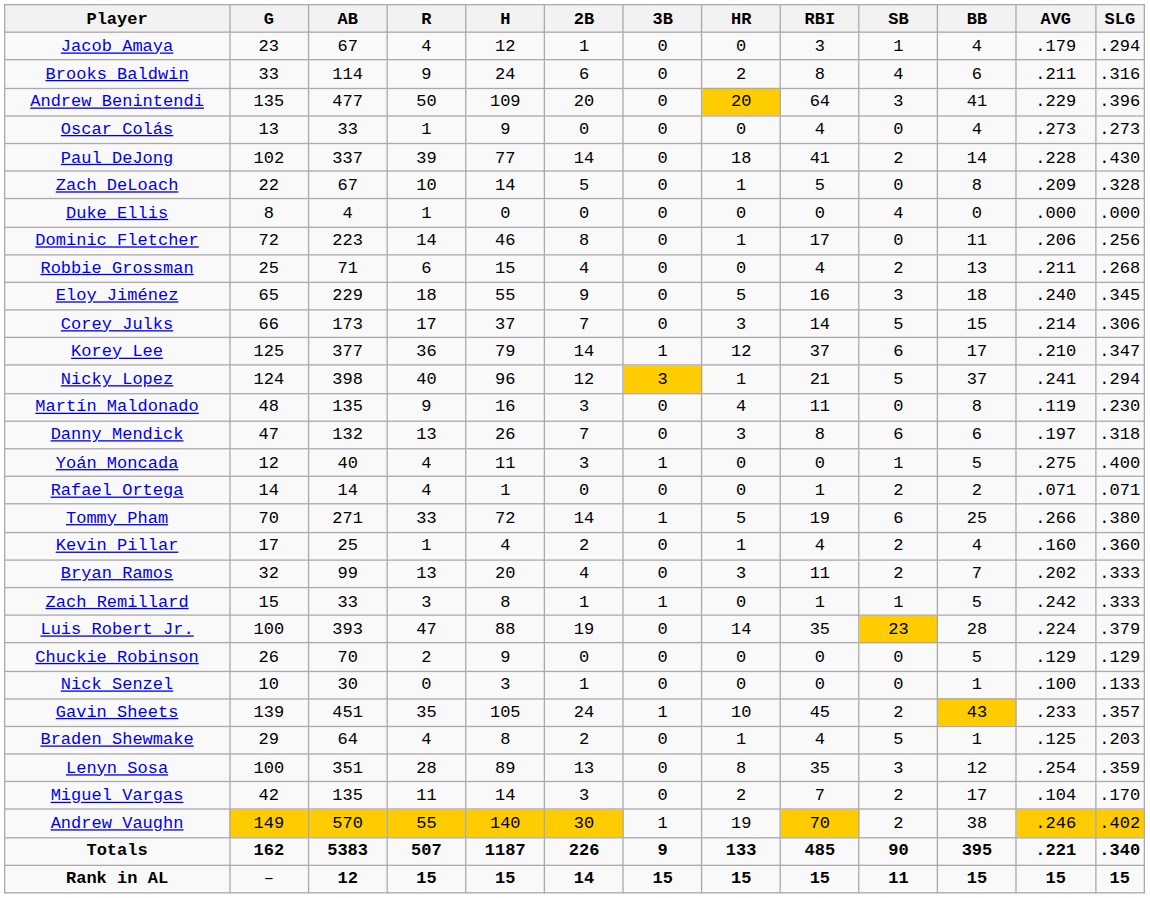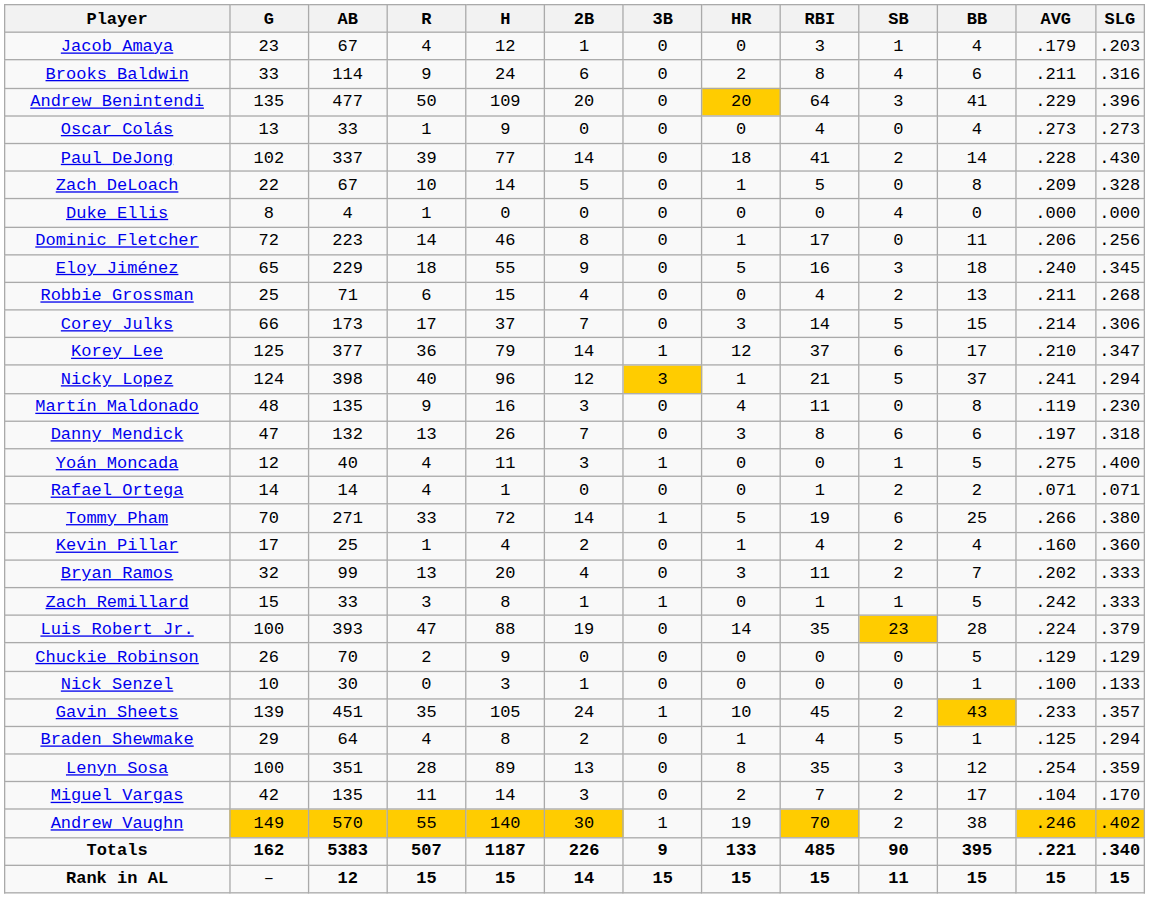(1120, 46) .294 -> (1120, 46) .203
rows swapped: (117, 268) <-> (117, 296)
(1120, 740) .203 -> (1120, 740) .294
